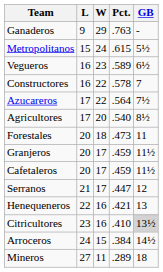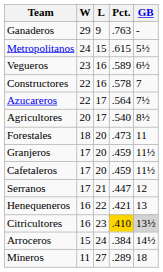columns swapped: (101, 13) <-> (85, 13)
(121, 223) no background -> (121, 223) gold background
